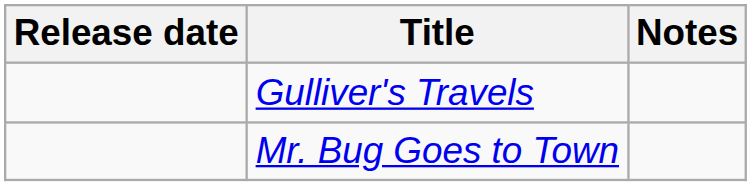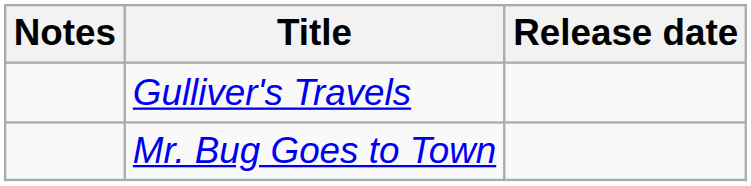columns swapped: (126, 33) <-> (687, 33)
